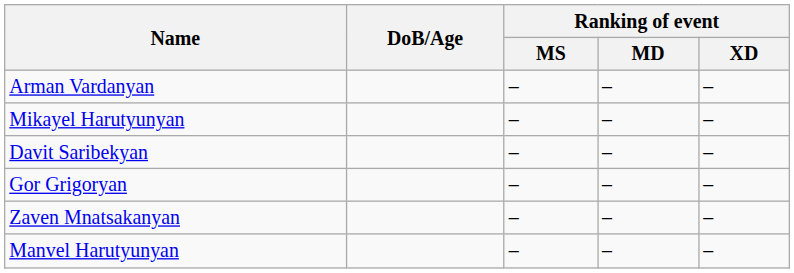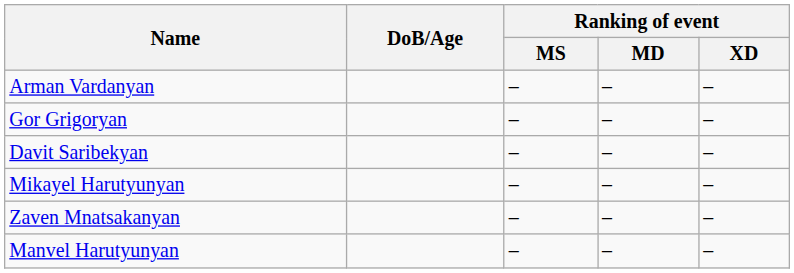rows swapped: (97, 119) <-> (68, 185)
